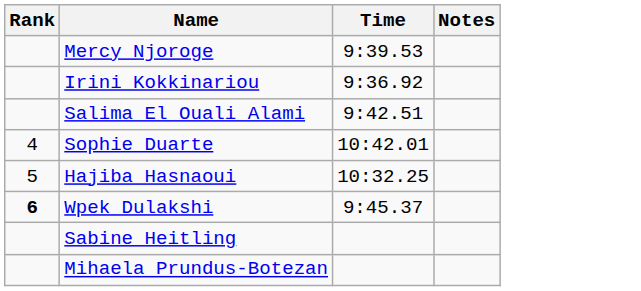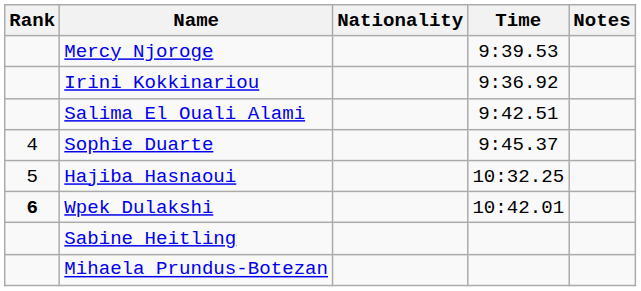+ column: (400, 20)
(383, 145) 10:42.01 -> (518, 145) 9:45.37
(383, 207) 9:45.37 -> (518, 207) 10:42.01
